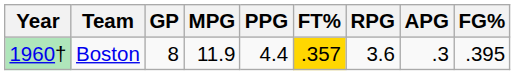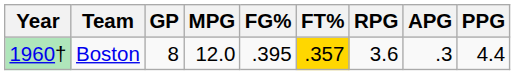columns swapped: (482, 21) <-> (266, 21)
(216, 54) 11.9 -> (215, 54) 12.0
